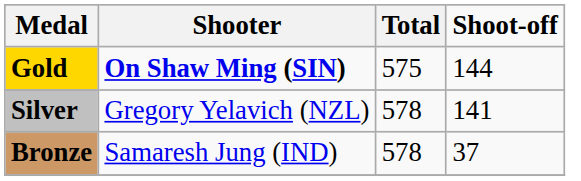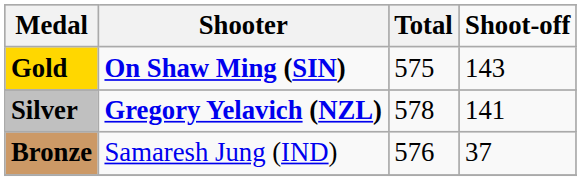(472, 68) 144 -> (485, 68) 143
(237, 110) normal -> (243, 110) bold
(402, 152) 578 -> (414, 152) 576
